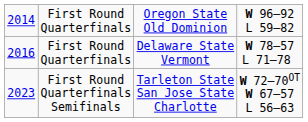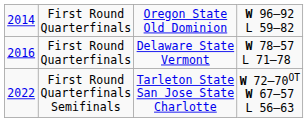(21, 93) 2023 -> (21, 93) 2022
